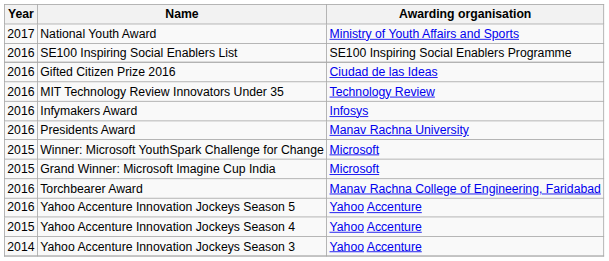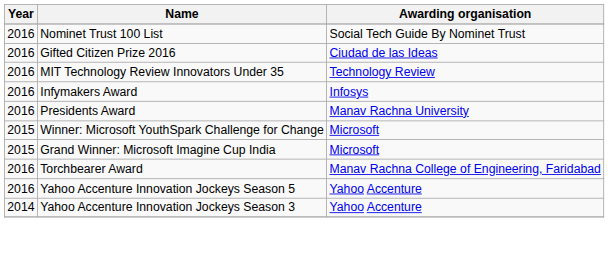- row: (98, 34)
- row: (139, 53)
+ row: (101, 34)
- row: (168, 227)
